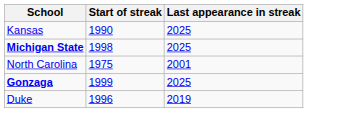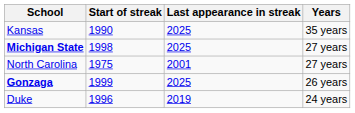+ column: (326, 13)
